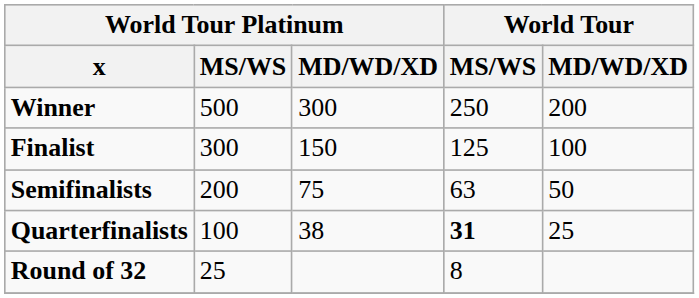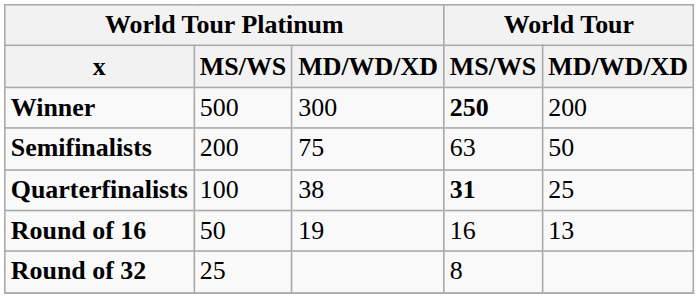(469, 107) normal -> (469, 107) bold
- row: (53, 148)
+ row: (78, 230)
